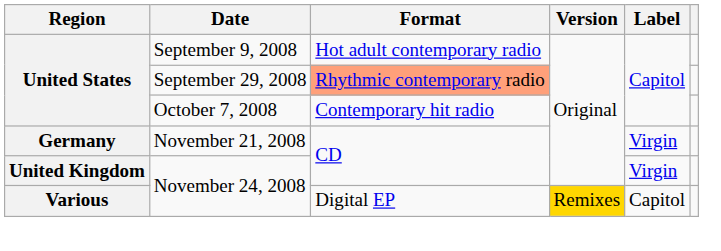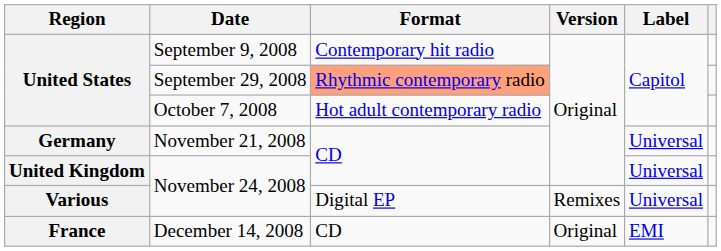(428, 49) Hot adult contemporary radio -> (405, 49) Contemporary hit radio
(405, 110) Contemporary hit radio -> (428, 110) Hot adult contemporary radio
(653, 140) Virgin -> (666, 140) Universal
(653, 170) Virgin -> (666, 170) Universal
(587, 200) gold background -> (587, 200) no background
(657, 200) Capitol -> (666, 200) Universal
+ row: (77, 230)
